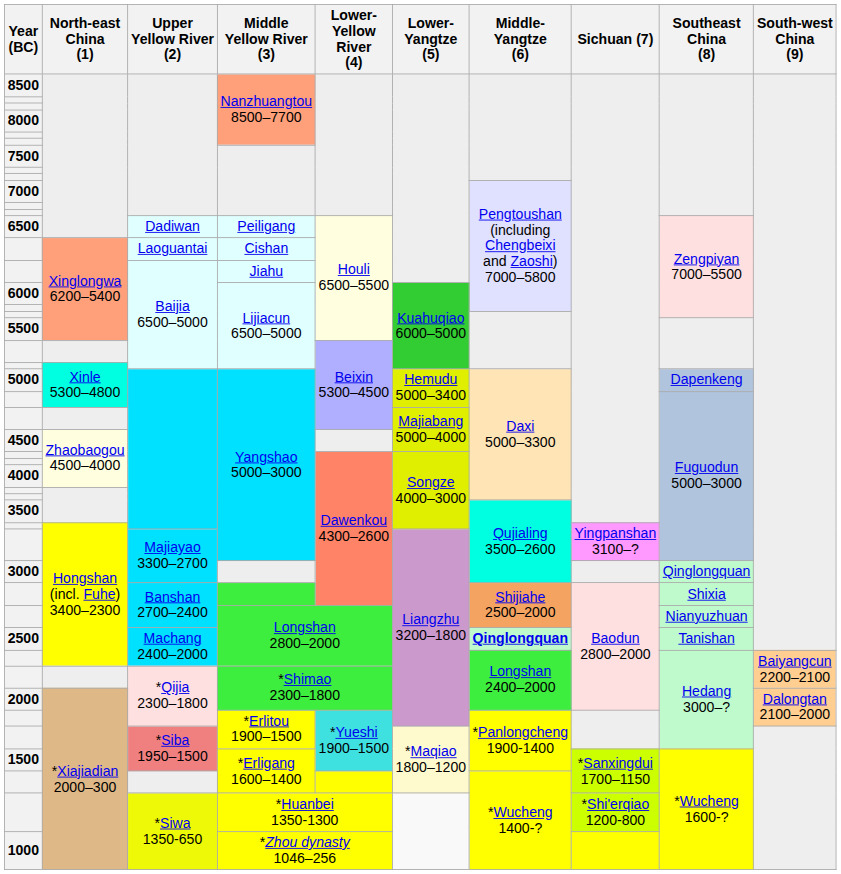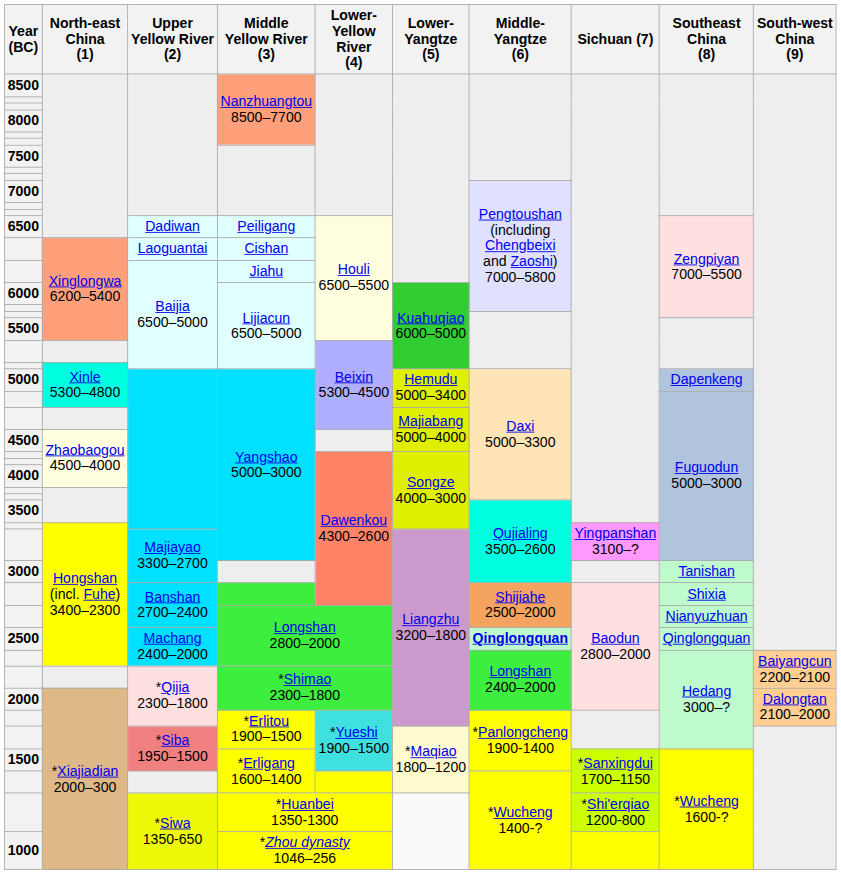(707, 571) Qinglongquan -> (707, 571) Tanishan
(707, 638) Tanishan -> (707, 638) Qinglongquan
